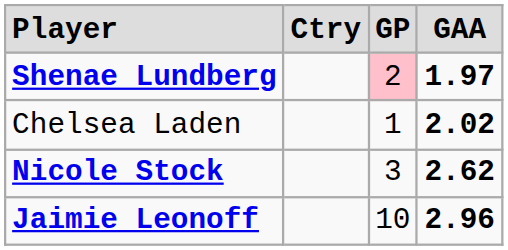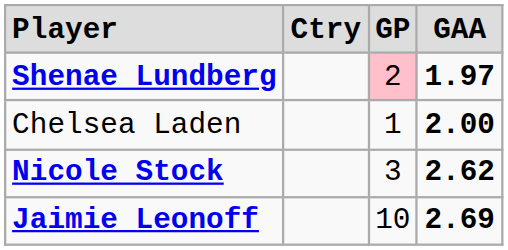(460, 125) 2.02 -> (460, 125) 2.00
(460, 221) 2.96 -> (460, 221) 2.69
